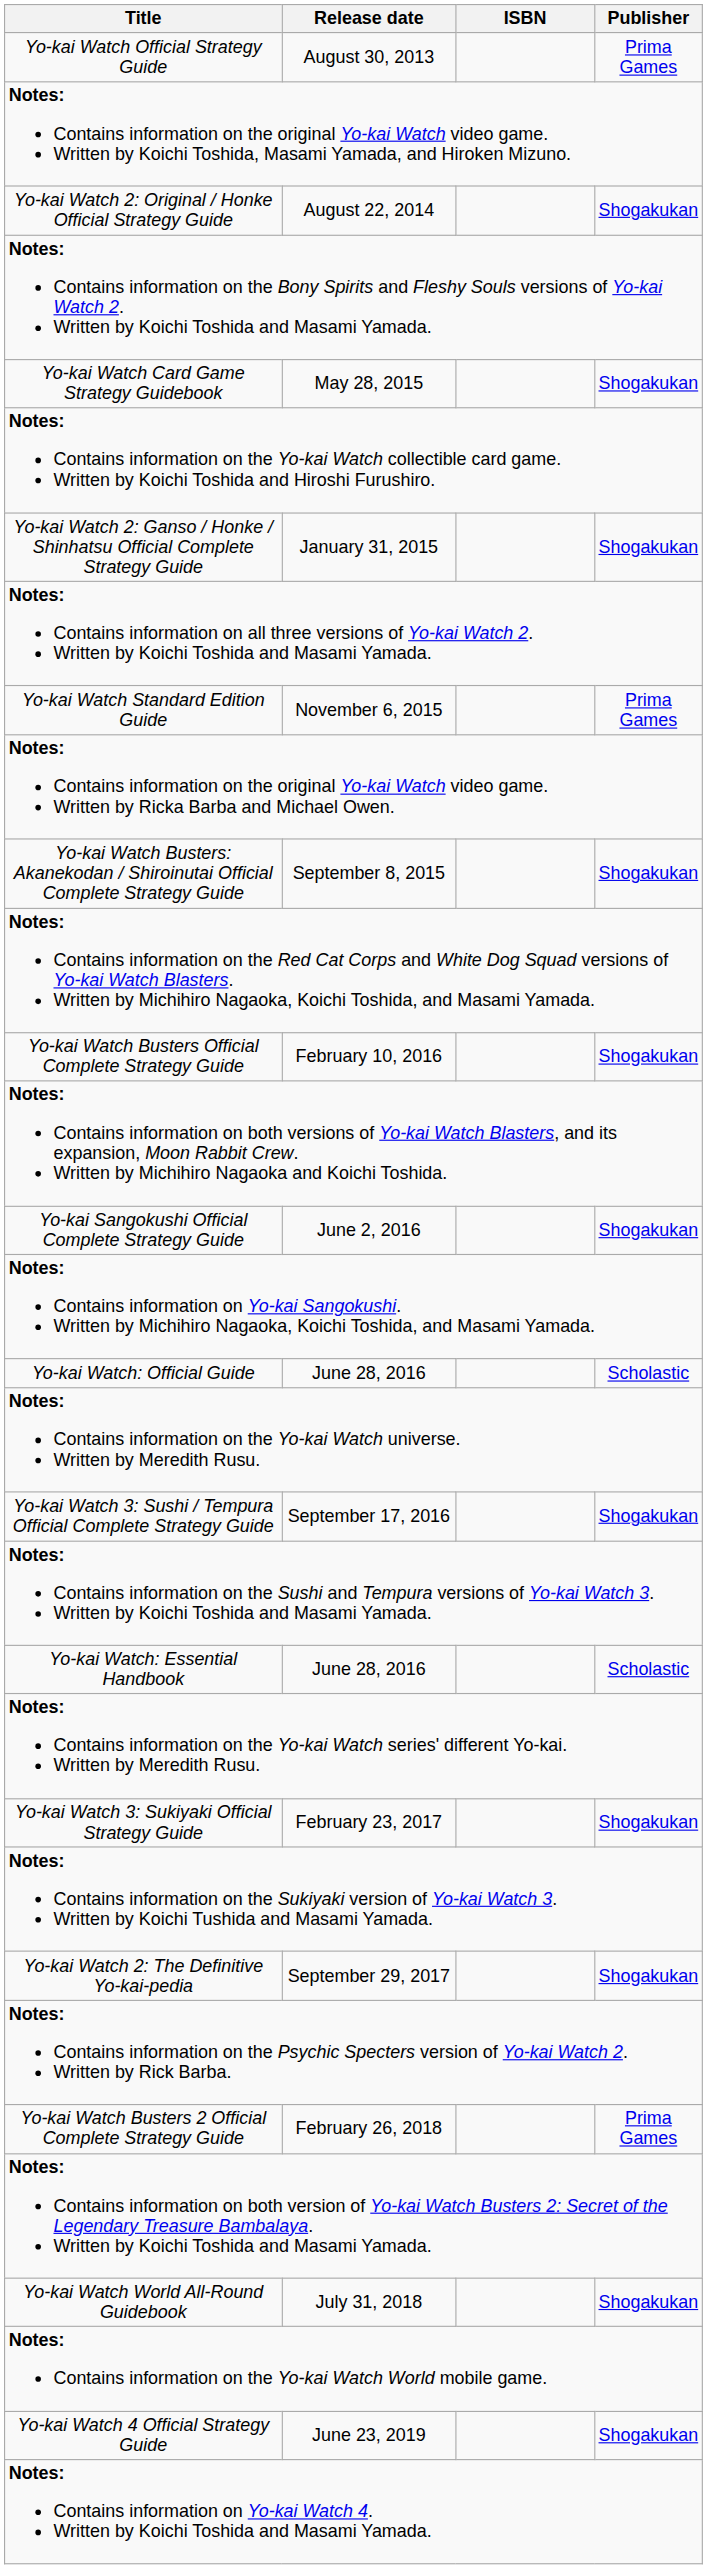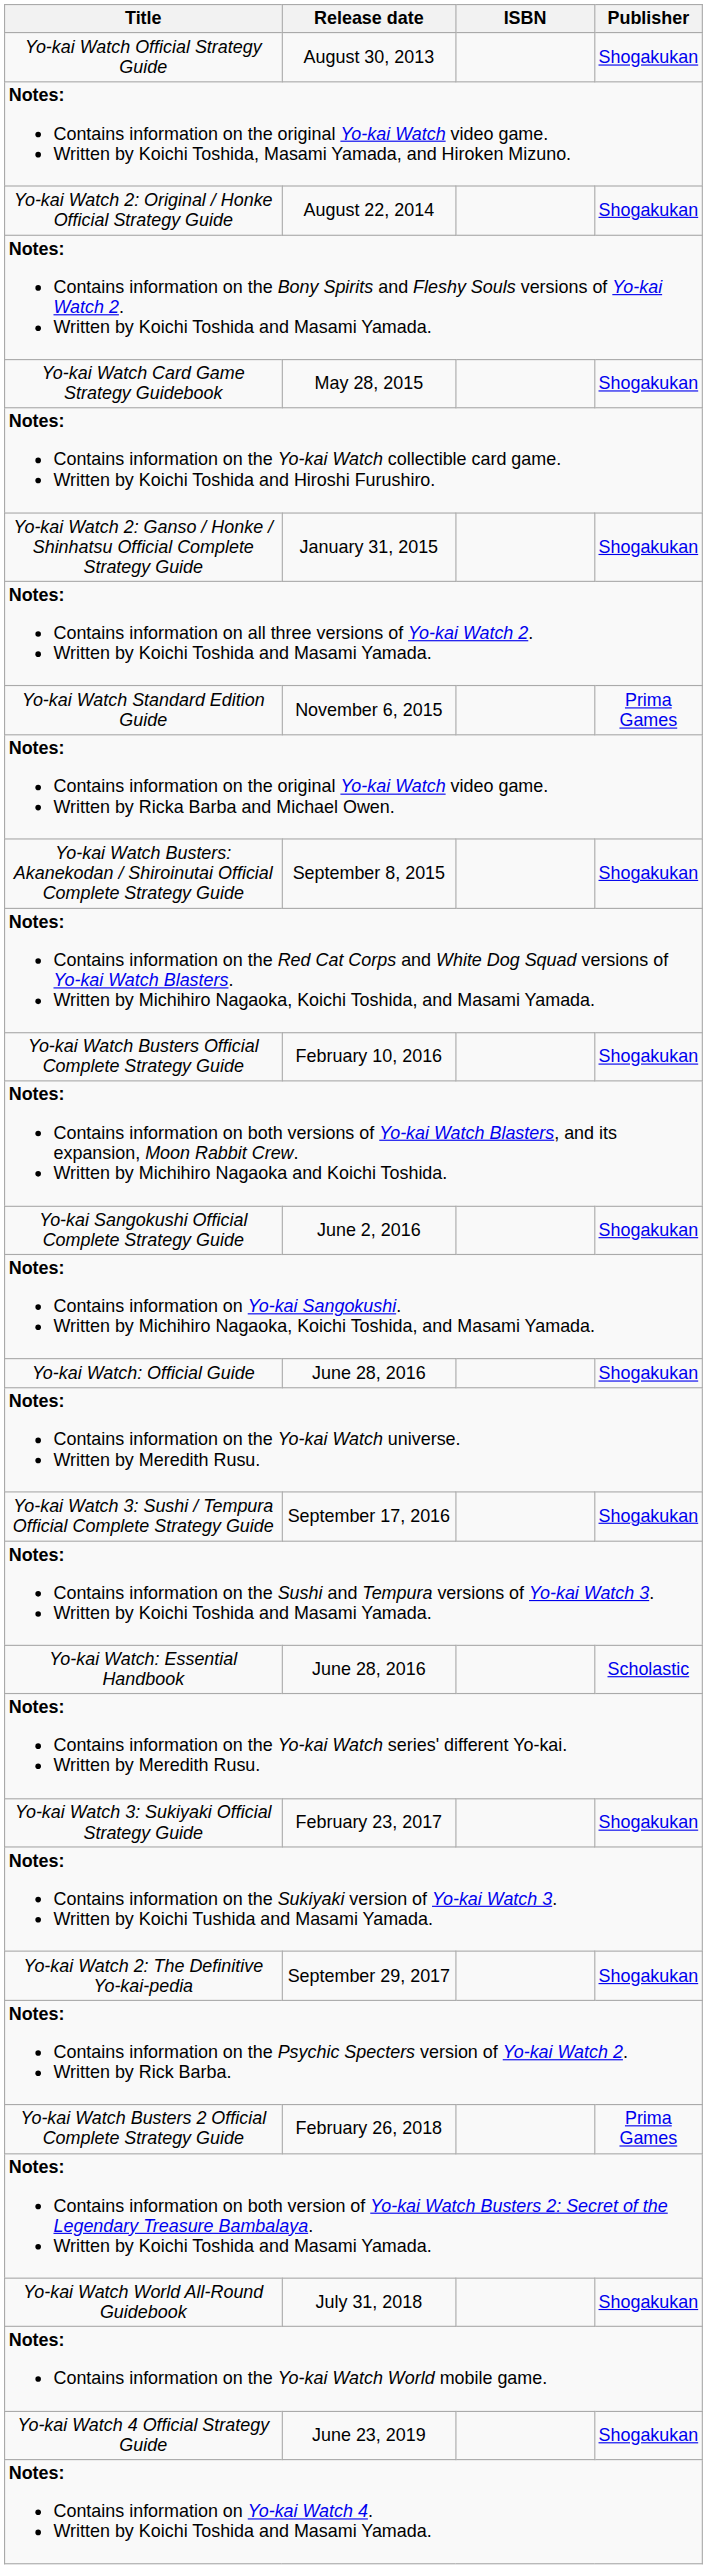(648, 57) Prima Games -> (648, 57) Shogakukan
(648, 1373) Scholastic -> (648, 1373) Shogakukan
